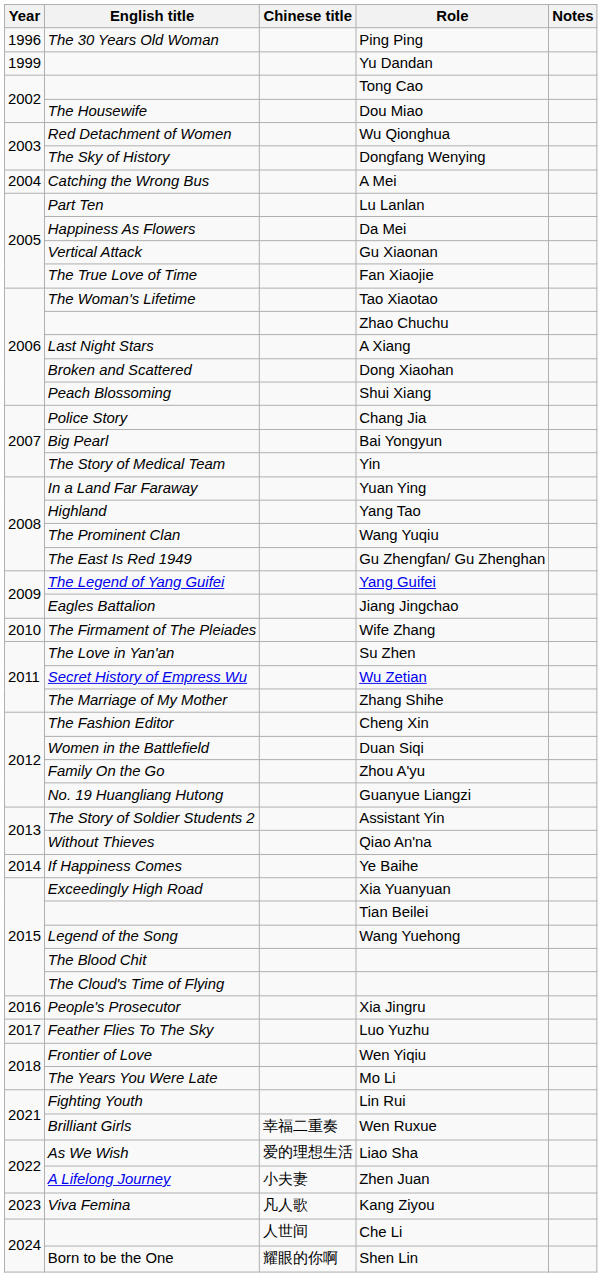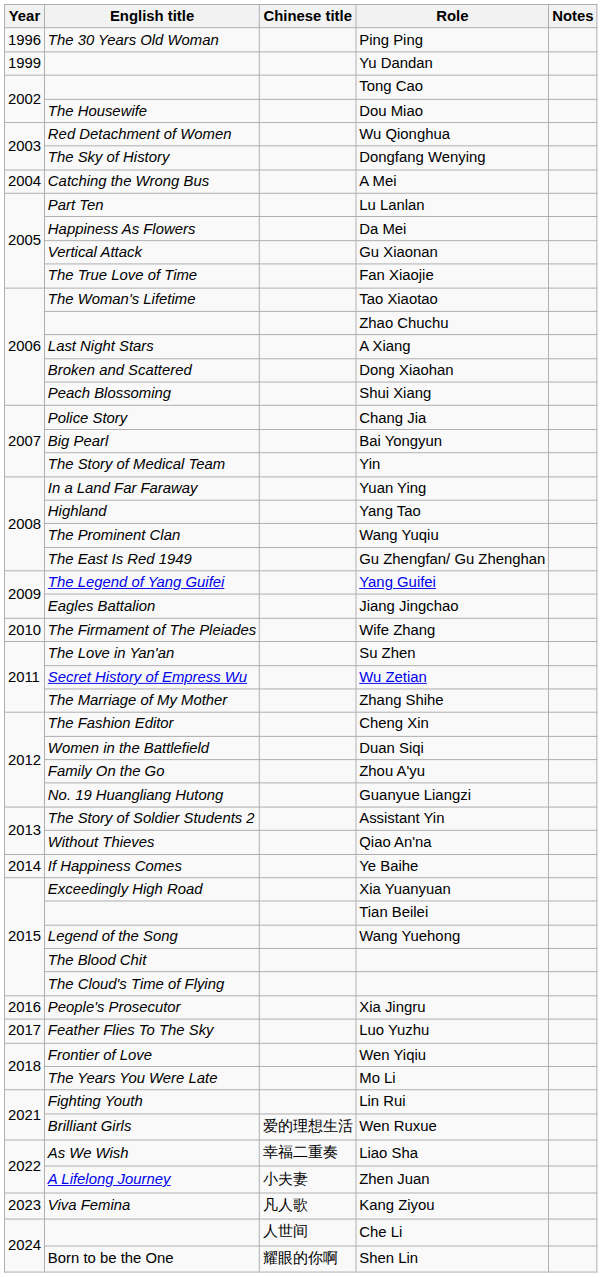(300, 1126) 幸福二重奏 -> (308, 1126) 爱的理想生活
(308, 1152) 爱的理想生活 -> (300, 1152) 幸福二重奏
